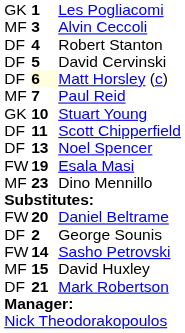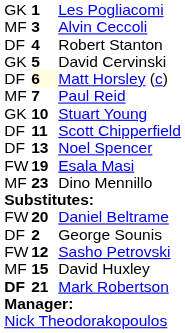(15, 61) DF -> (15, 61) GK
(40, 252) 14 -> (40, 252) 12
(15, 286) normal -> (15, 286) bold
